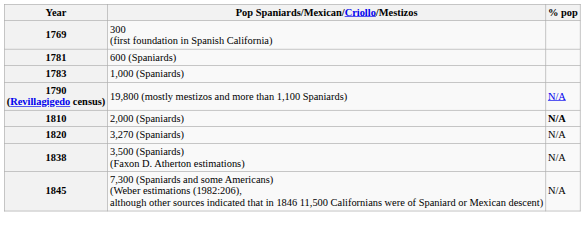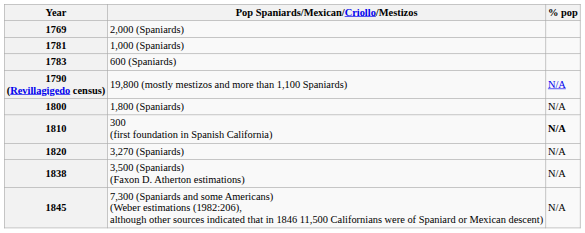(191, 35) 300 (first foundation in Spanish California) -> (147, 29) 2,000 (Spaniards)
(143, 57) 600 (Spaniards) -> (147, 45) 1,000 (Spaniards)
(147, 73) 1,000 (Spaniards) -> (143, 62) 600 (Spaniards)
+ row: (56, 106)
(147, 118) 2,000 (Spaniards) -> (191, 129) 300 (first foundation in Spanish California)
